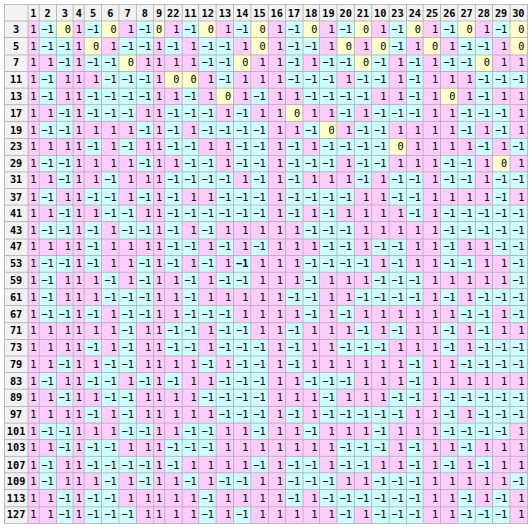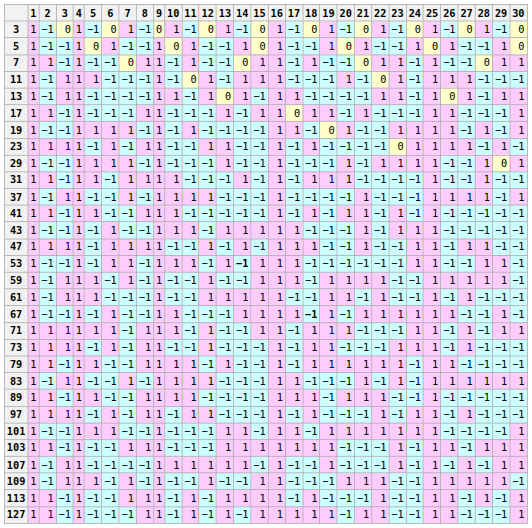columns swapped: (380, 13) <-> (173, 13)
(311, 314) normal -> (311, 314) bold
